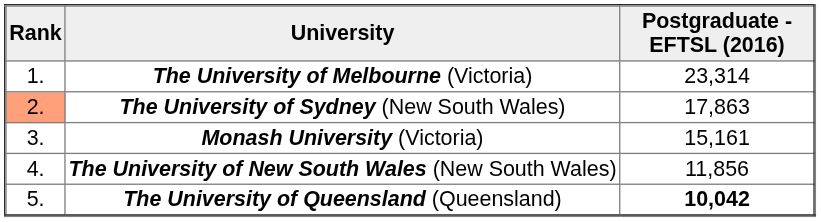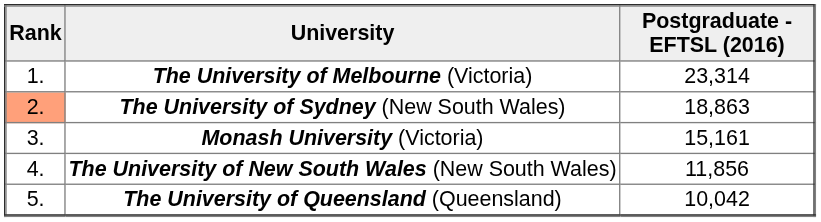(717, 107) 17,863 -> (717, 107) 18,863
(717, 199) bold -> (717, 199) normal
